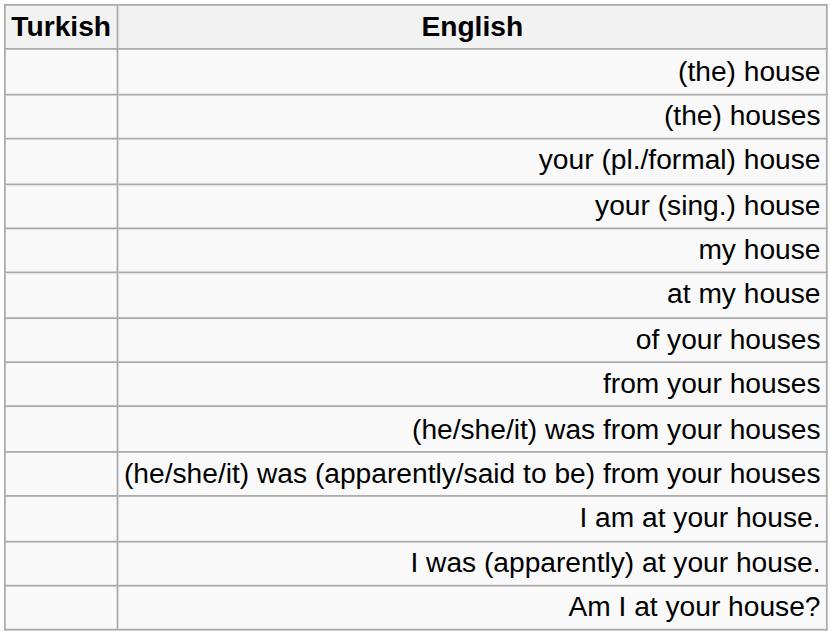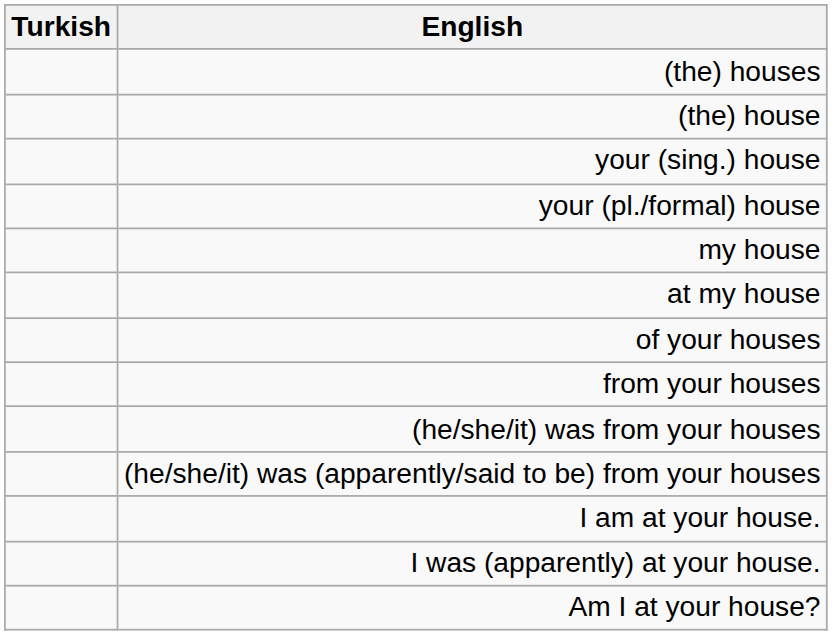rows swapped: (749, 71) <-> (742, 116)
rows swapped: (708, 205) <-> (680, 160)
